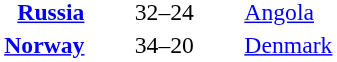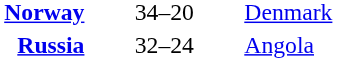rows swapped: (51, 12) <-> (44, 45)
